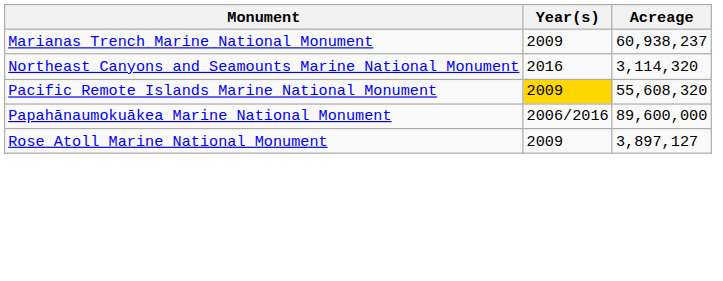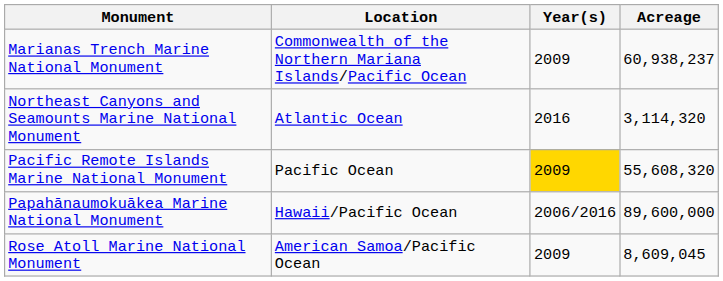+ column: (401, 17)
(657, 141) 3,897,127 -> (664, 255) 8,609,045
